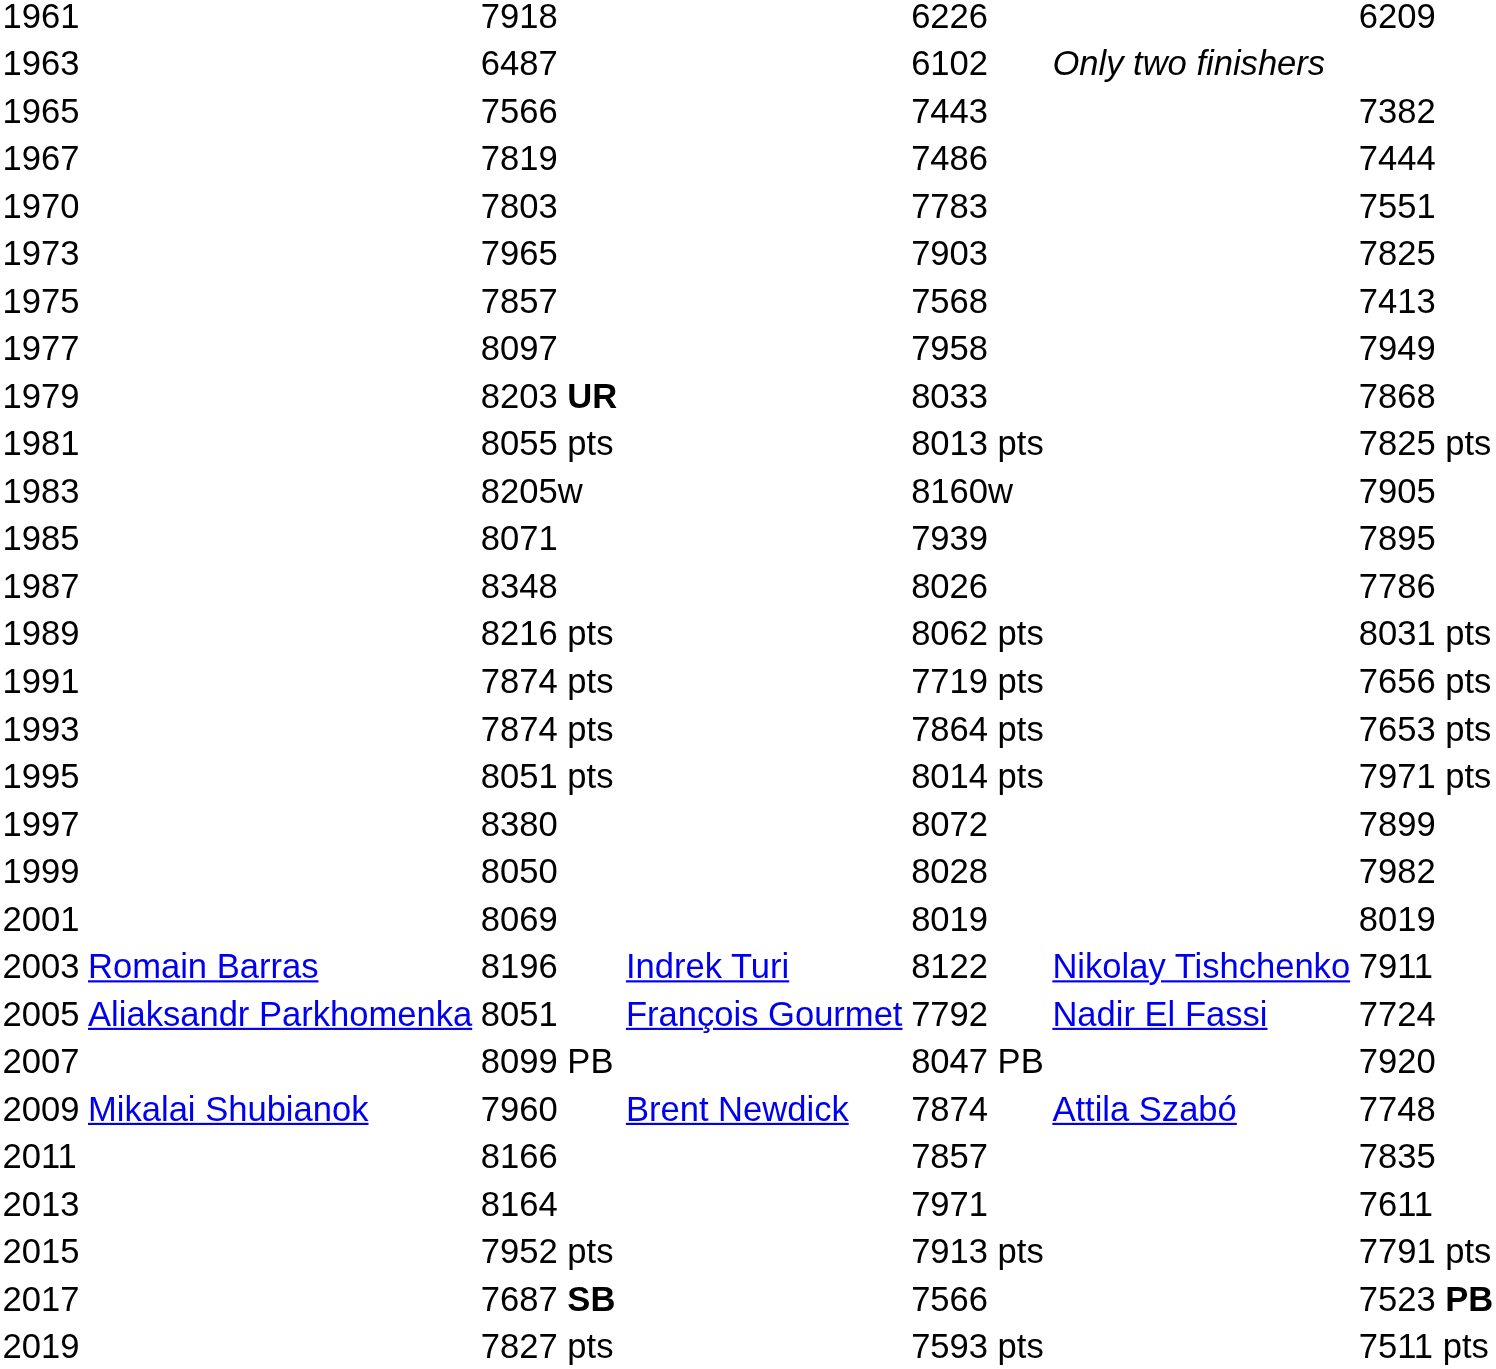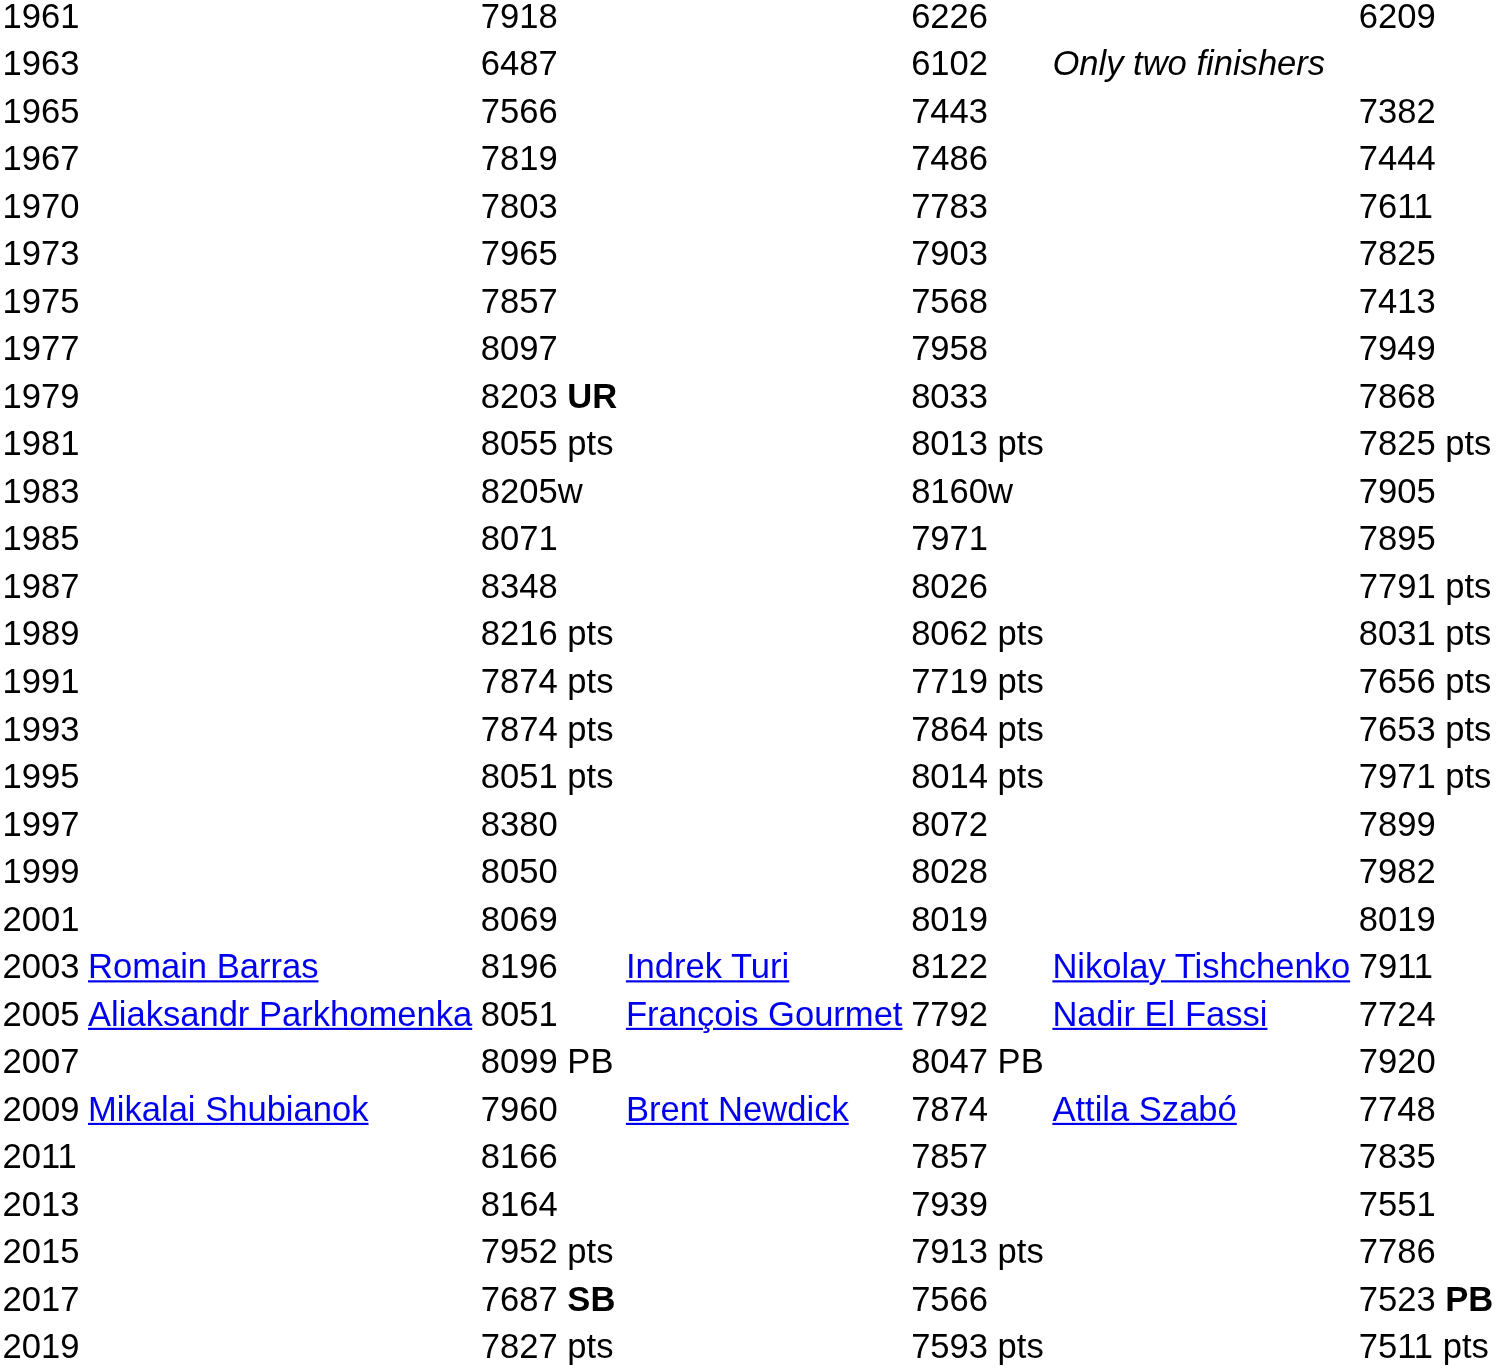(1397, 206) 7551 -> (1396, 206) 7611
(950, 539) 7939 -> (950, 539) 7971
(1397, 586) 7786 -> (1425, 586) 7791 pts
(950, 1204) 7971 -> (950, 1204) 7939
(1396, 1204) 7611 -> (1397, 1204) 7551
(1425, 1251) 7791 pts -> (1397, 1251) 7786
